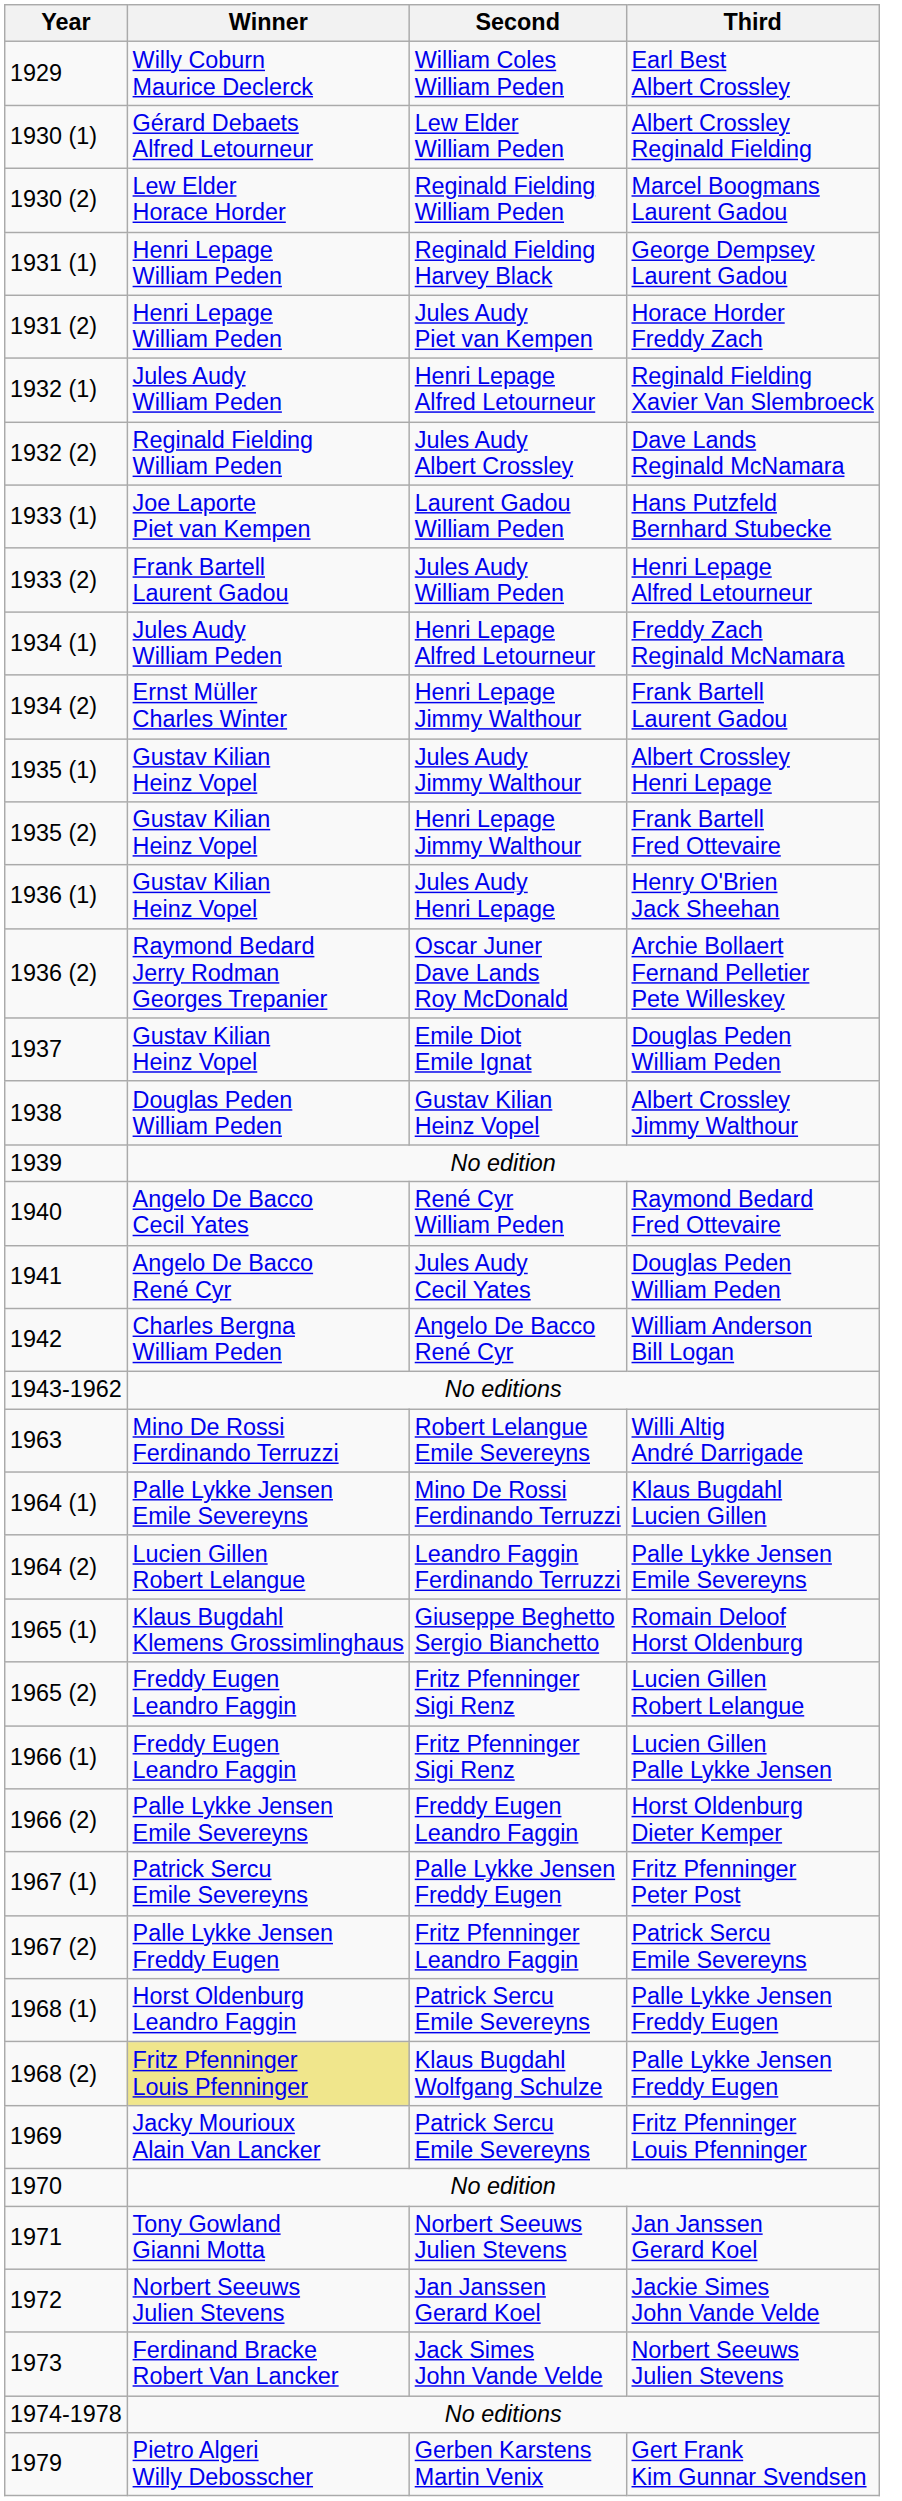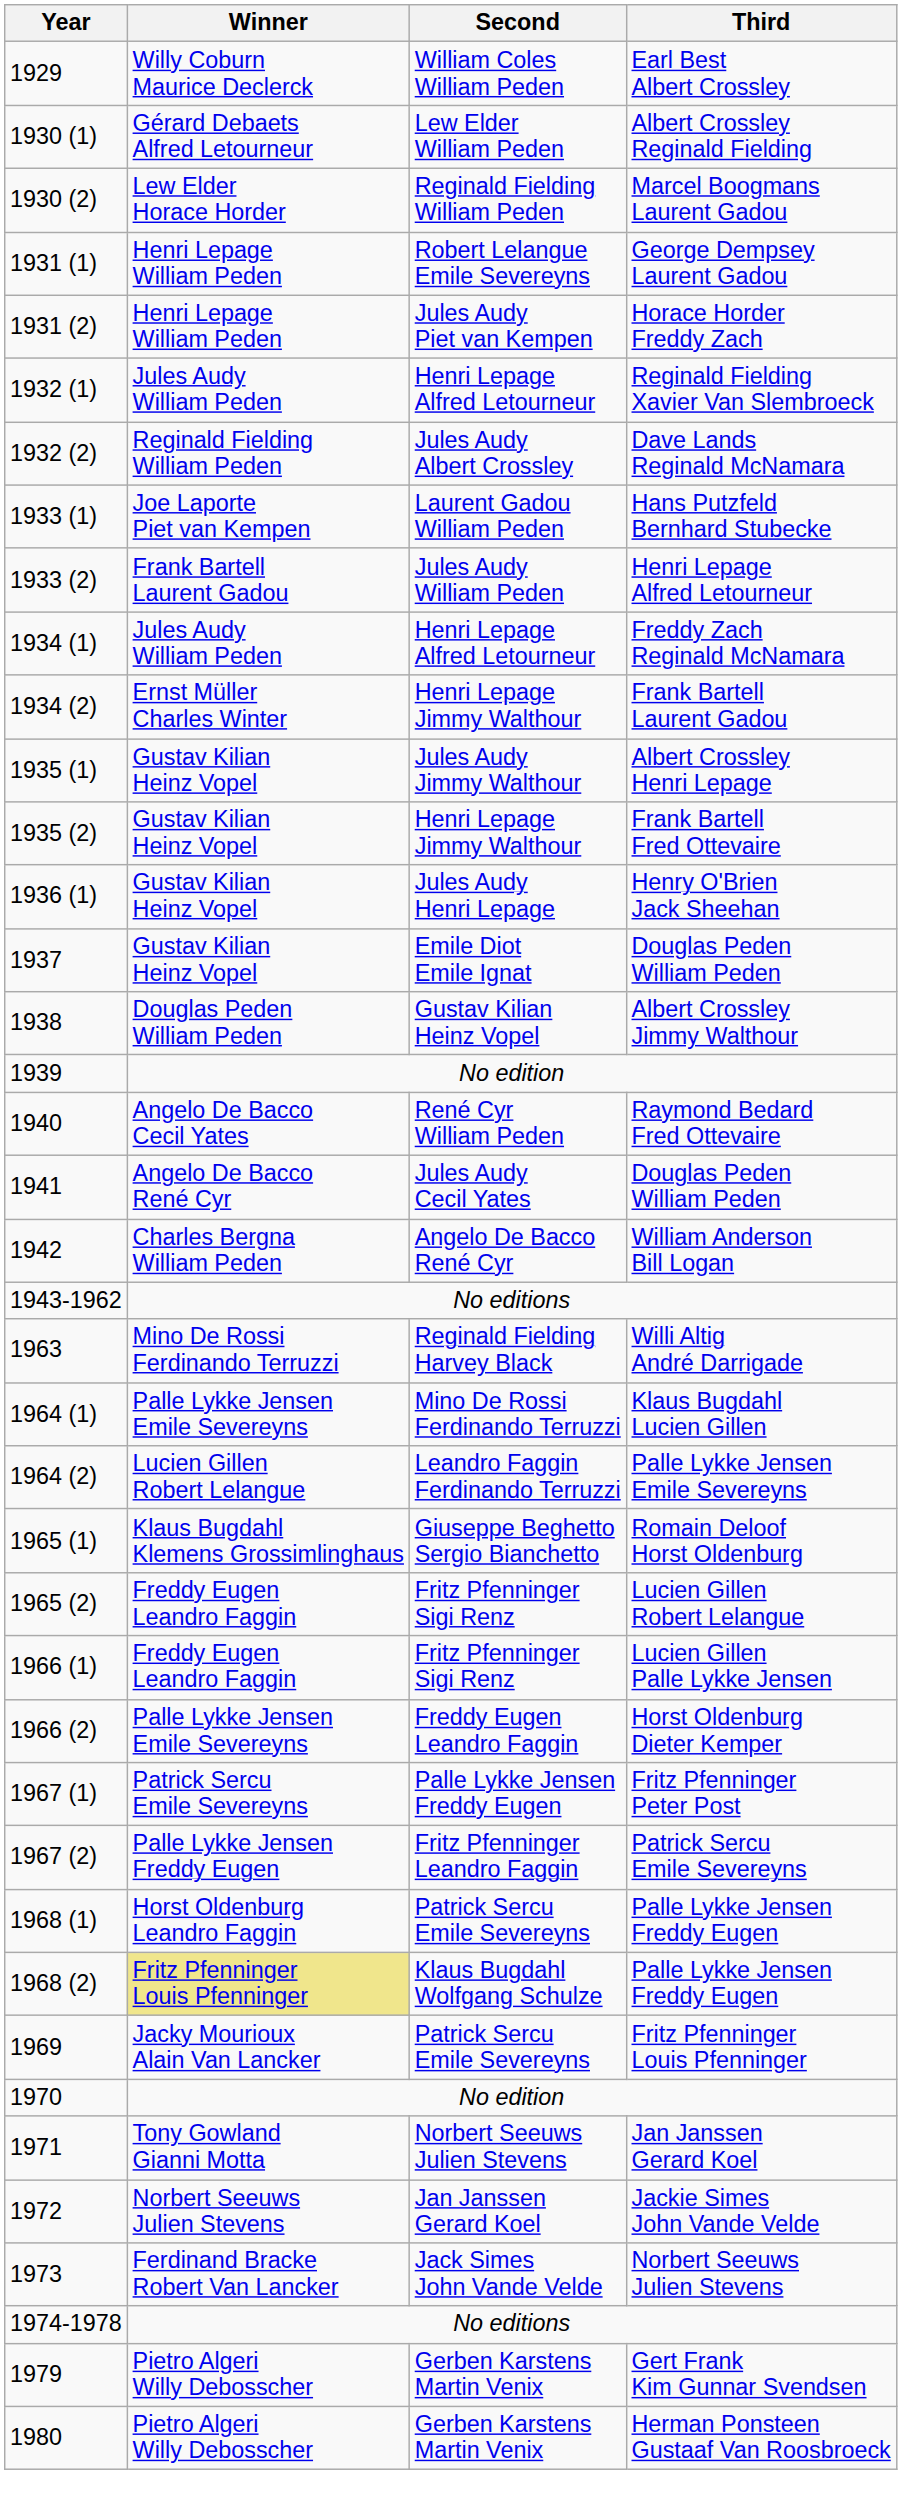(505, 263) Reginald Fielding Harvey Black -> (502, 263) Robert Lelangue Emile Severeyns
- row: (54, 972)
(502, 1440) Robert Lelangue Emile Severeyns -> (505, 1350) Reginald Fielding Harvey Black
+ row: (36, 2437)
